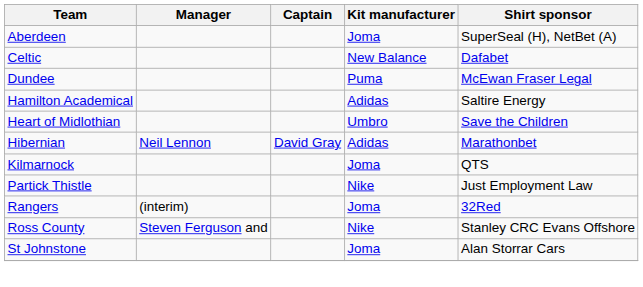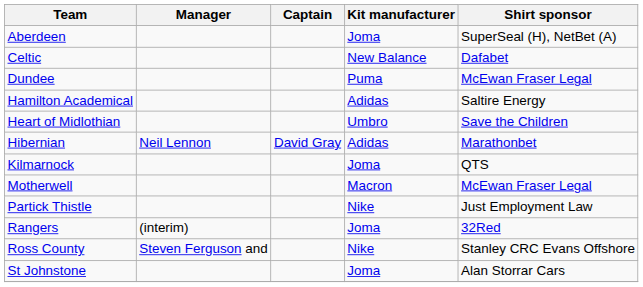+ row: (40, 185)
